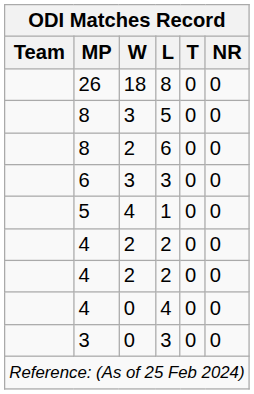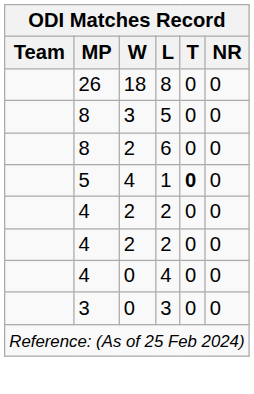- row: (84, 180)
(191, 212) normal -> (191, 180) bold
